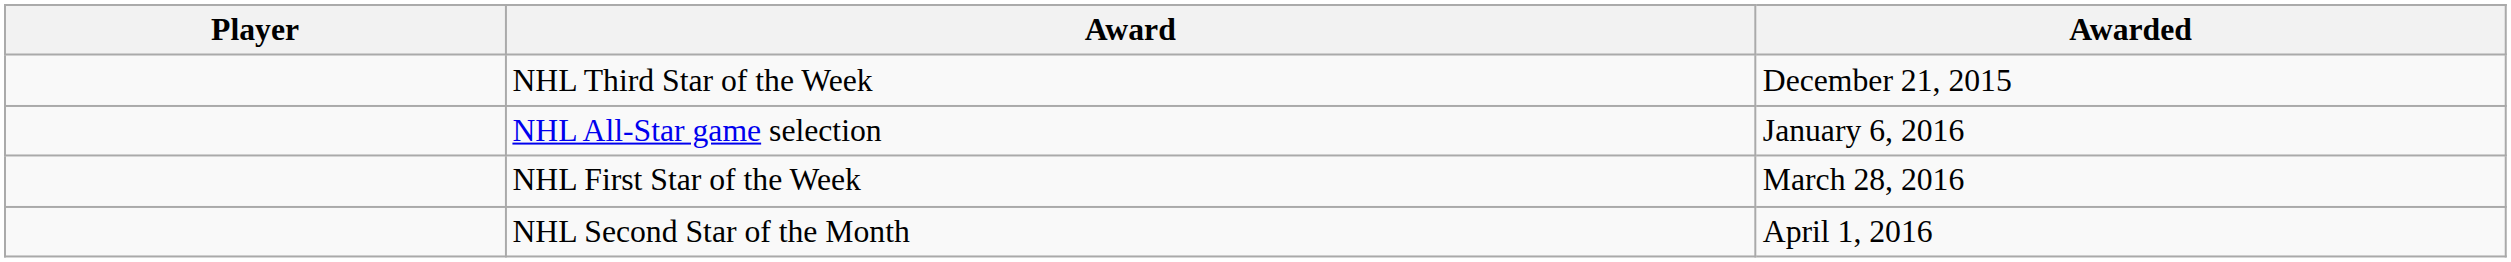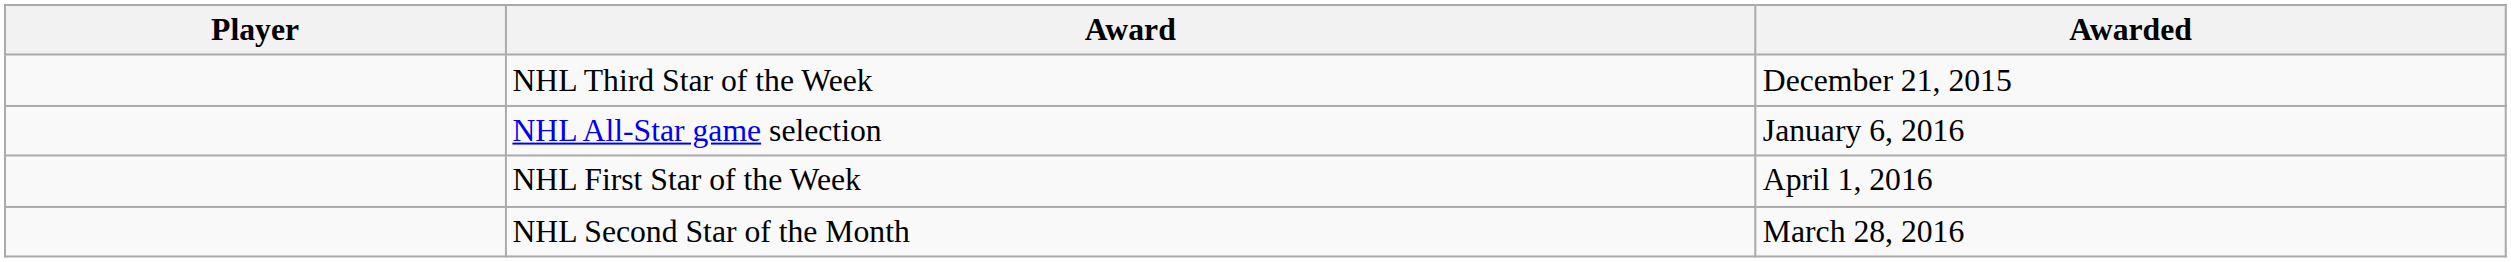(1864, 180) March 28, 2016 -> (1848, 180) April 1, 2016
(1848, 230) April 1, 2016 -> (1864, 230) March 28, 2016
